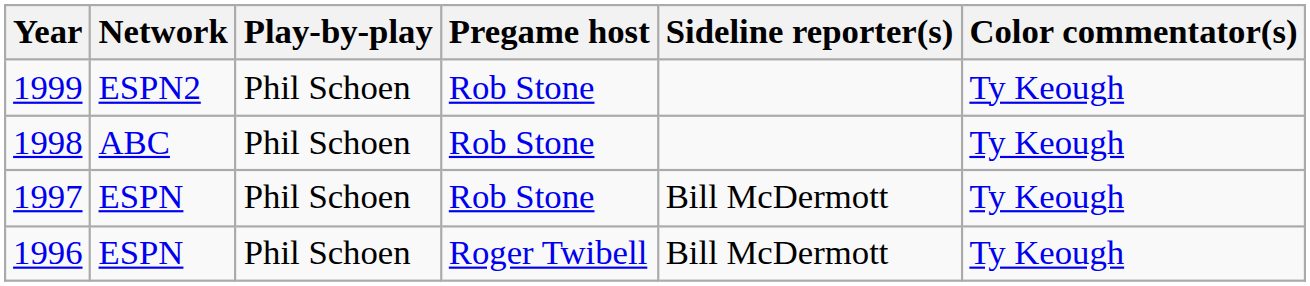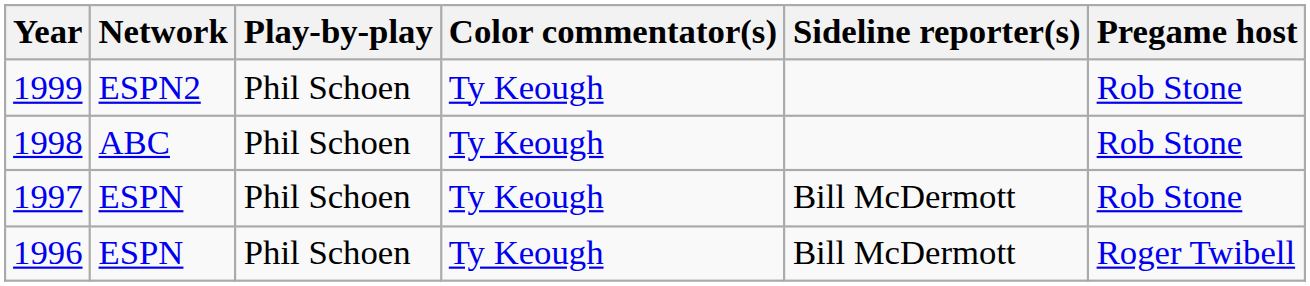columns swapped: (1133, 32) <-> (549, 32)
